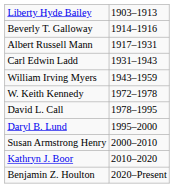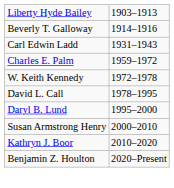- row: (50, 45)
- row: (52, 77)
+ row: (41, 61)
